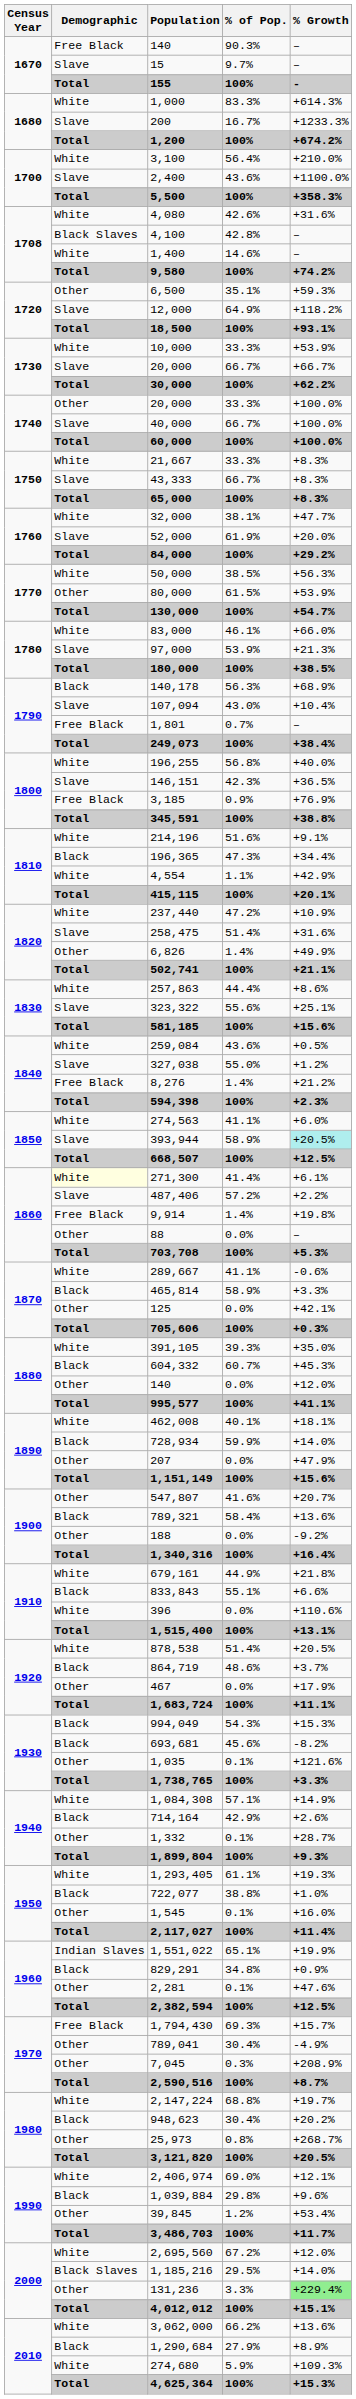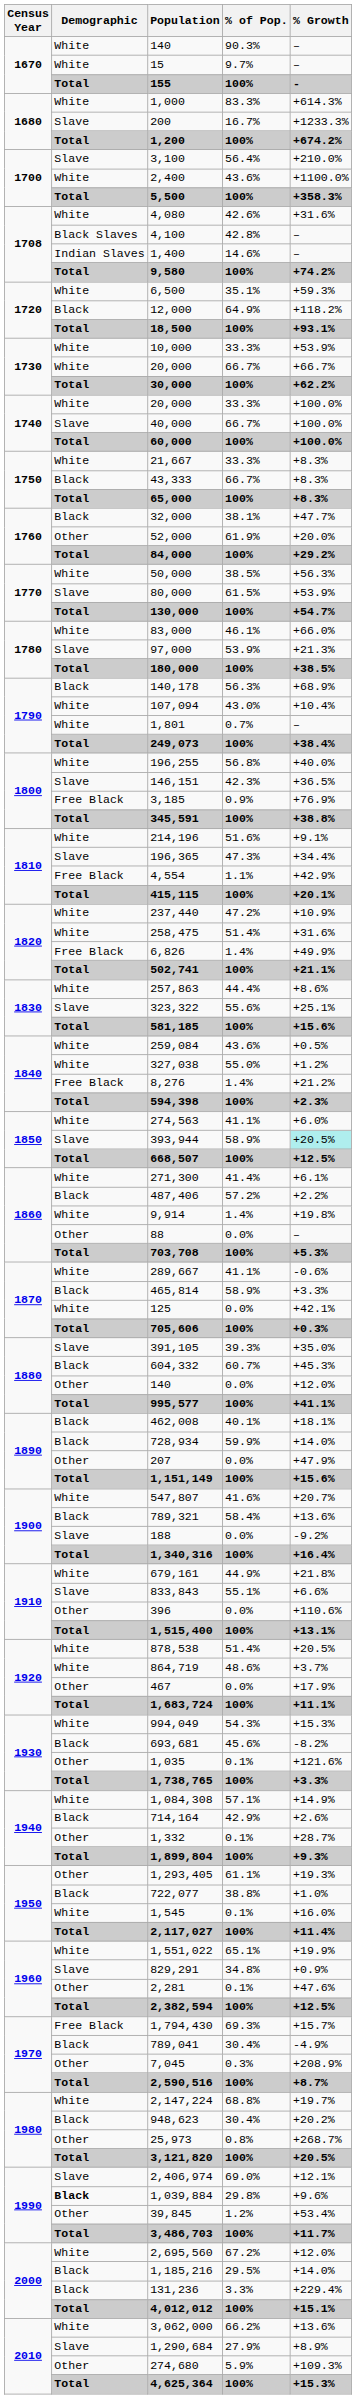(89, 46) Free Black -> (72, 46) White
(72, 65) Slave -> (72, 65) White
(72, 159) White -> (72, 159) Slave
(72, 178) Slave -> (72, 178) White
(72, 254) White -> (100, 254) Indian Slaves
(72, 291) Other -> (72, 291) White
(72, 310) Slave -> (72, 310) Black
(72, 367) Slave -> (72, 367) White
(72, 404) Other -> (72, 404) White
(72, 480) Slave -> (72, 480) Black
(72, 518) White -> (72, 518) Black
(72, 536) Slave -> (72, 536) Other
(72, 593) Other -> (72, 593) Slave
(72, 706) Slave -> (72, 706) White
(89, 725) Free Black -> (72, 725) White
(72, 857) Black -> (72, 857) Slave
(72, 876) White -> (89, 876) Free Black
(72, 932) Slave -> (72, 932) White
(72, 951) Other -> (89, 951) Free Black
(72, 1064) Slave -> (72, 1064) White
(72, 1177) lightyellow background -> (72, 1177) no background
(72, 1196) Slave -> (72, 1196) Black
(89, 1215) Free Black -> (72, 1215) White
(72, 1309) Other -> (72, 1309) White
(72, 1347) White -> (72, 1347) Slave
(72, 1423) White -> (72, 1423) Black
(72, 1498) Other -> (72, 1498) White
(72, 1536) Other -> (72, 1536) Slave
(72, 1592) Black -> (72, 1592) Slave
(72, 1611) White -> (72, 1611) Other
(72, 1668) Black -> (72, 1668) White
(72, 1724) Black -> (72, 1724) White
(72, 1875) White -> (72, 1875) Other
(72, 1913) Other -> (72, 1913) White
(100, 1951) Indian Slaves -> (72, 1951) White
(72, 1969) Black -> (72, 1969) Slave
(72, 2045) Other -> (72, 2045) Black
(72, 2177) White -> (72, 2177) Slave
(72, 2196) normal -> (72, 2196) bold
(96, 2271) Black Slaves -> (72, 2271) Black
(72, 2290) Other -> (72, 2290) Black
(317, 2290) lightgreen background -> (317, 2290) no background
(72, 2347) Black -> (72, 2347) Slave
(72, 2365) White -> (72, 2365) Other
